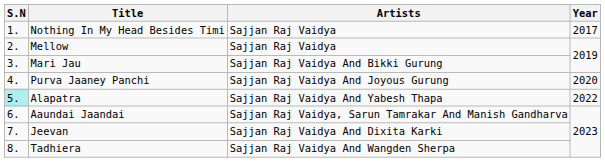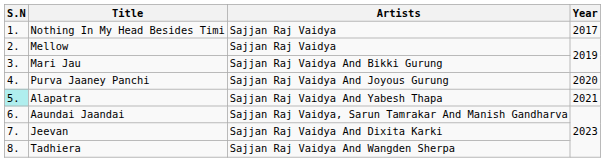(585, 98) 2022 -> (585, 98) 2021
